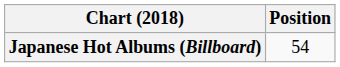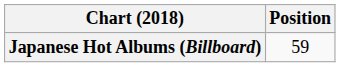(300, 47) 54 -> (300, 47) 59
